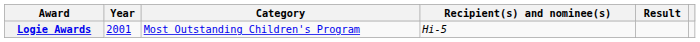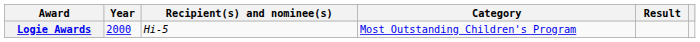columns swapped: (528, 13) <-> (280, 13)
(119, 30) 2001 -> (119, 30) 2000
